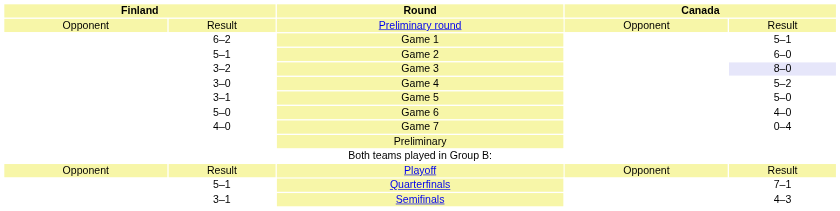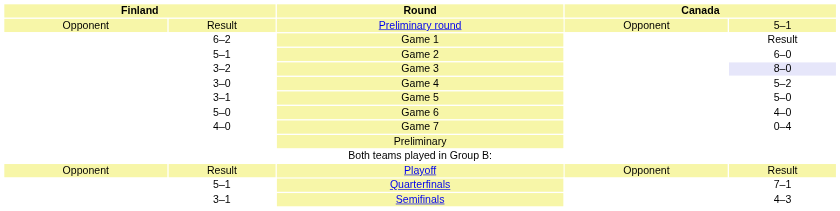(783, 25) Result -> (783, 25) 5–1
(783, 40) 5–1 -> (783, 40) Result
